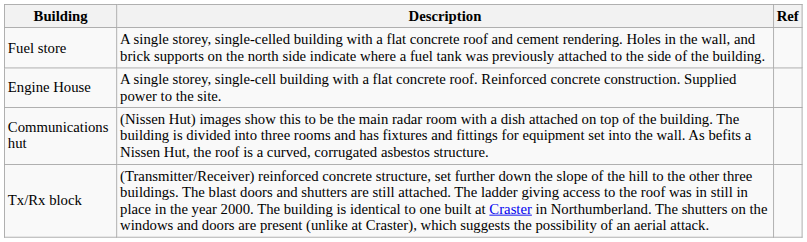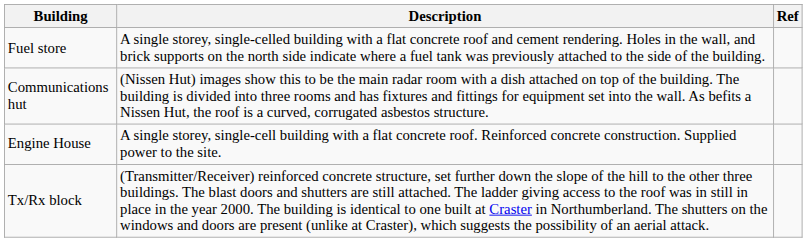rows swapped: (49, 87) <-> (58, 135)
